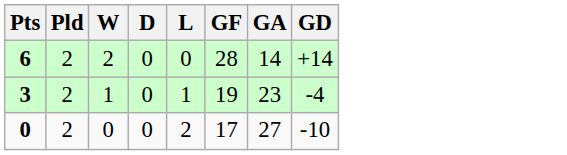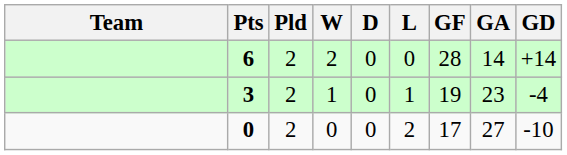+ column: (116, 22)
